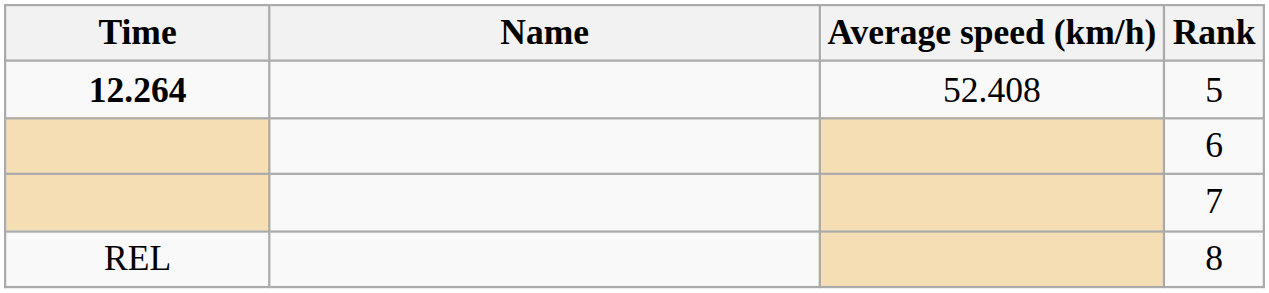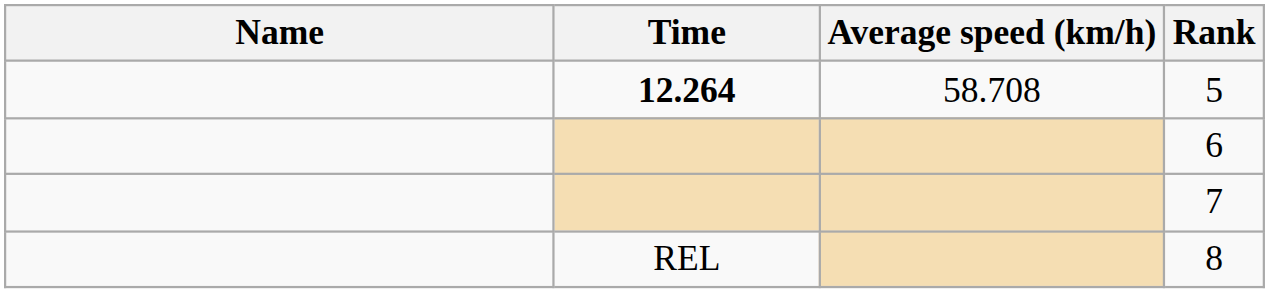columns swapped: (545, 32) <-> (138, 32)
(992, 88) 52.408 -> (992, 88) 58.708
